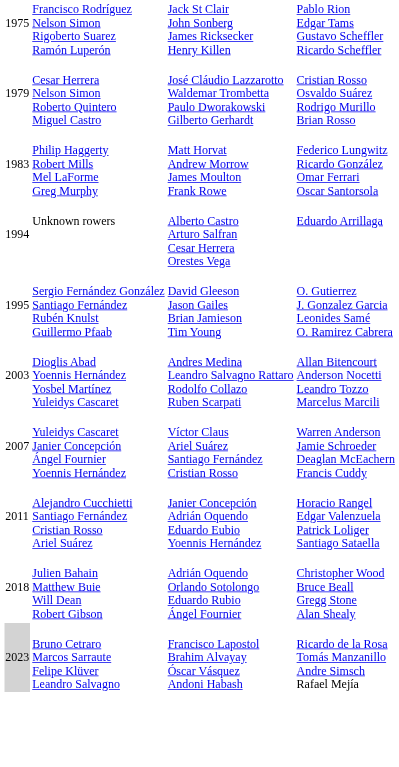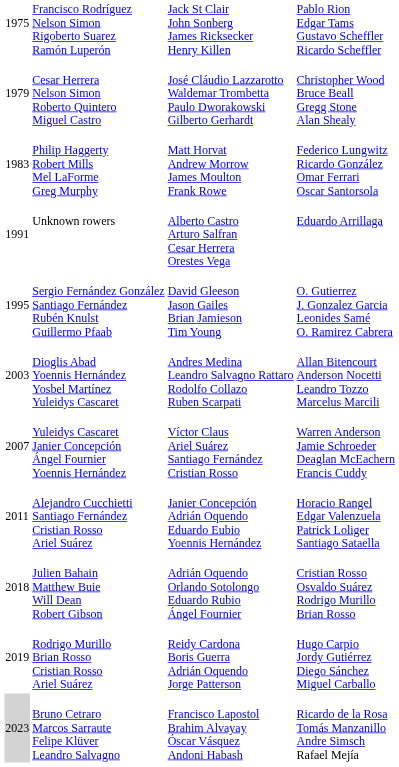(336, 100) Cristian Rosso Osvaldo Suárez Rodrigo Murillo Brian Rosso -> (341, 100) Christopher Wood Bruce Beall Gregg Stone Alan Shealy
(17, 234) 1994 -> (17, 234) 1991
(341, 593) Christopher Wood Bruce Beall Gregg Stone Alan Shealy -> (336, 593) Cristian Rosso Osvaldo Suárez Rodrigo Murillo Brian Rosso
+ row: (72, 664)
